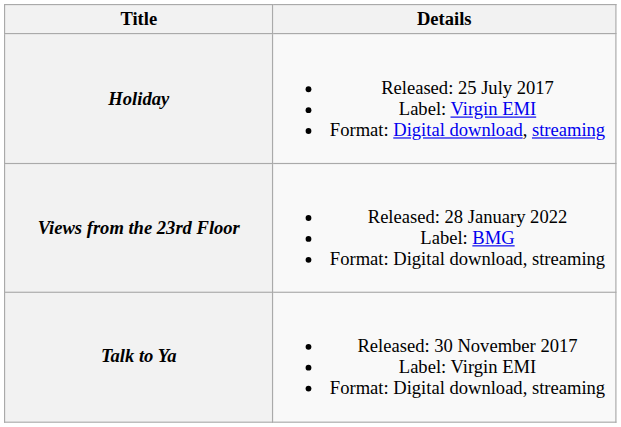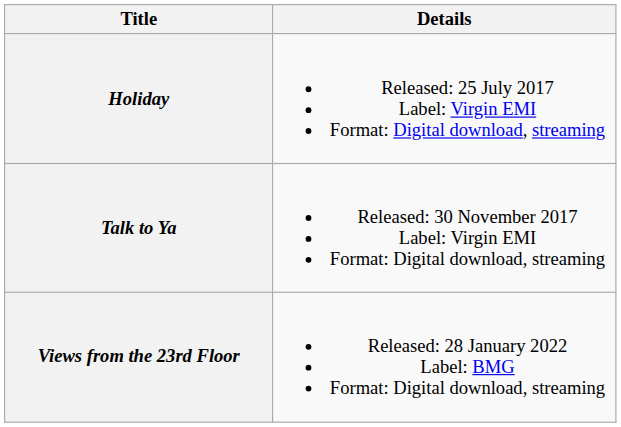rows swapped: (139, 356) <-> (139, 227)
